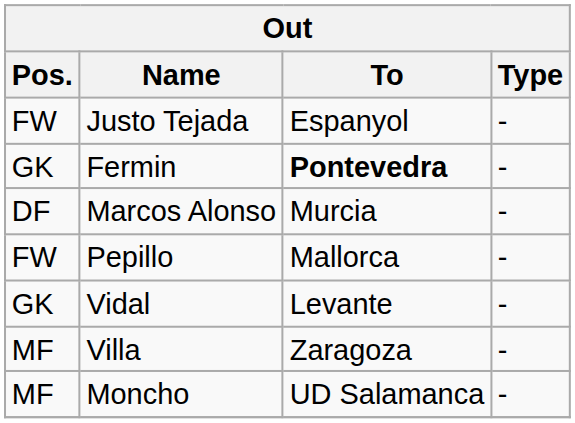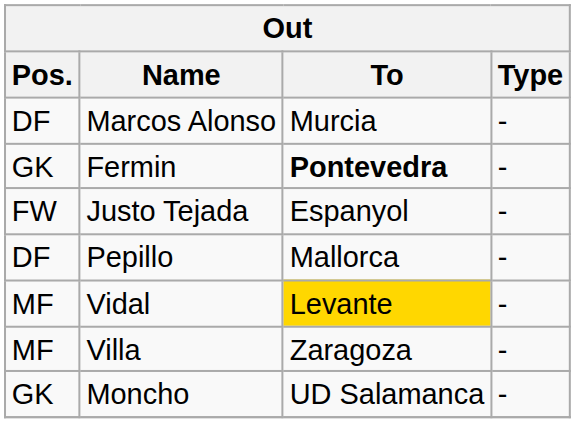rows swapped: (167, 120) <-> (181, 212)
(34, 257) FW -> (31, 257) DF
(33, 303) GK -> (33, 303) MF
(341, 303) no background -> (341, 303) gold background
(33, 395) MF -> (33, 395) GK
